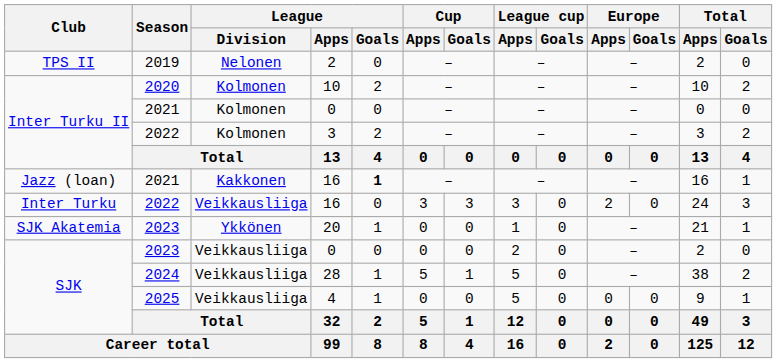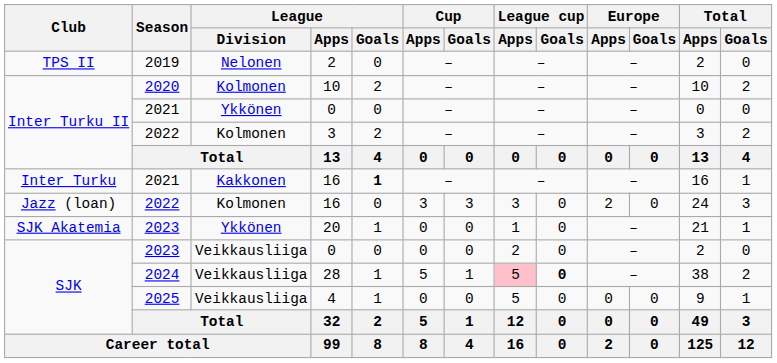(251, 110) Kolmonen -> (251, 110) Ykkönen
(69, 181) Jazz (loan) -> (69, 181) Inter Turku
(69, 204) Inter Turku -> (69, 204) Jazz (loan)
(251, 204) Veikkausliiga -> (251, 204) Kolmonen
(515, 275) no background -> (515, 275) pink background
(562, 275) normal -> (562, 275) bold
